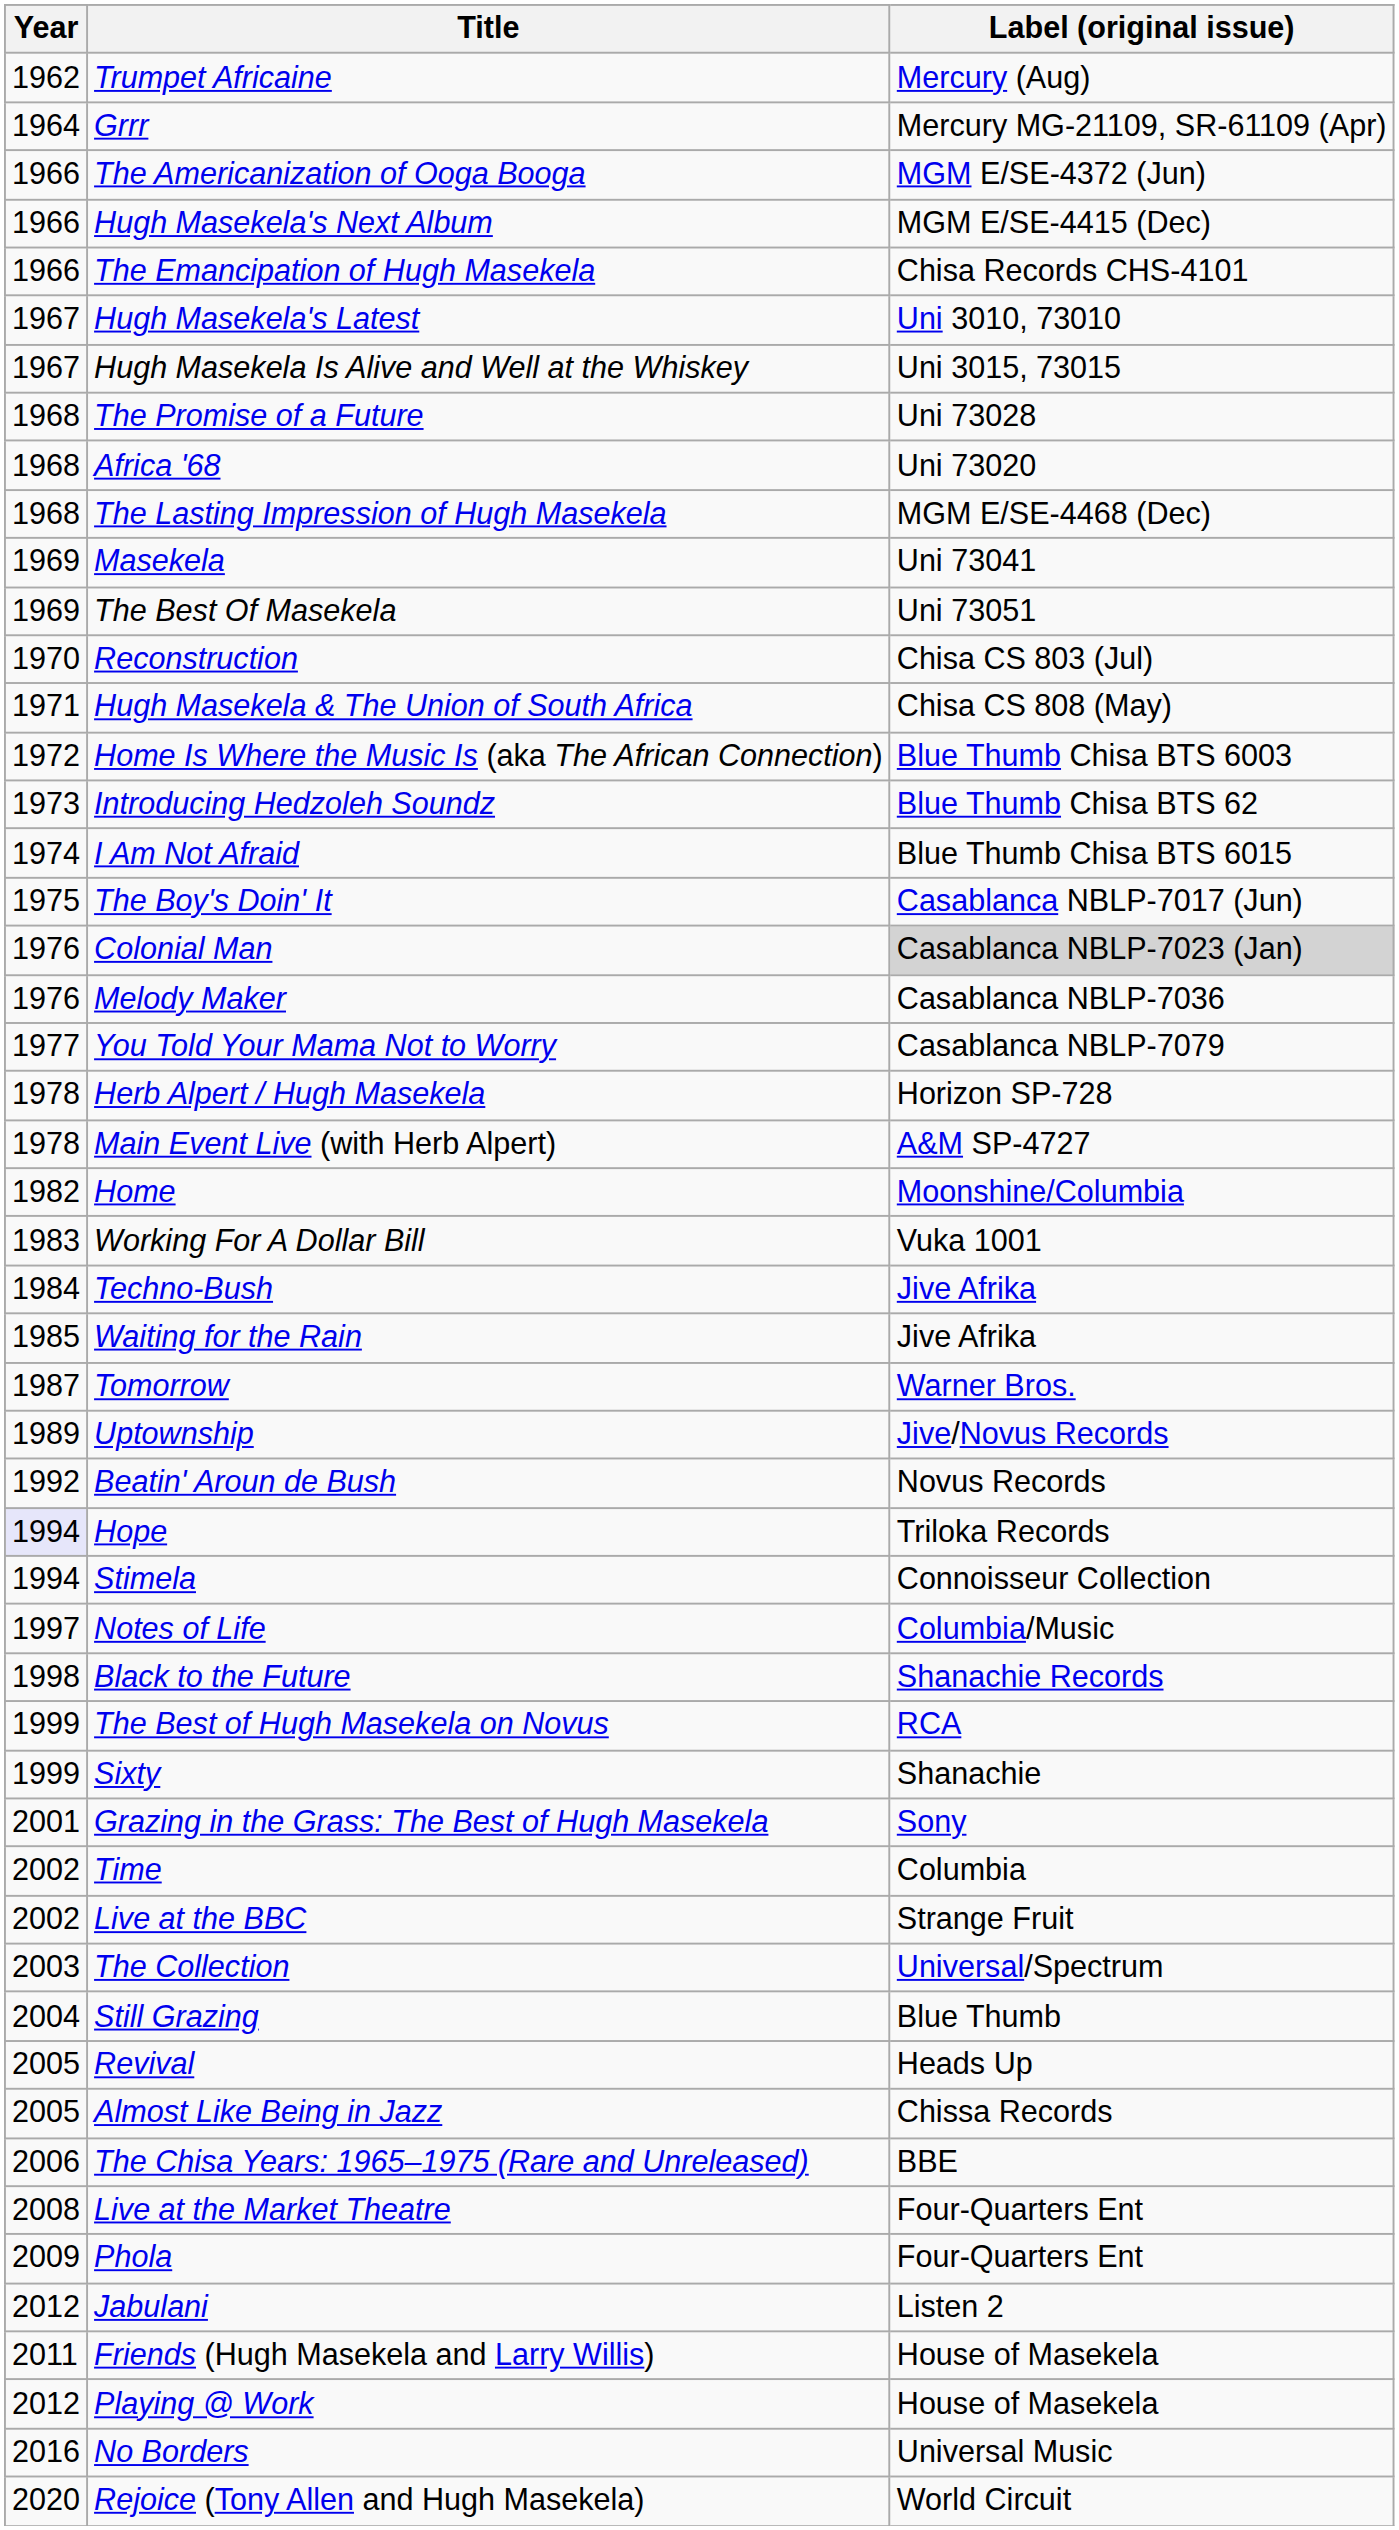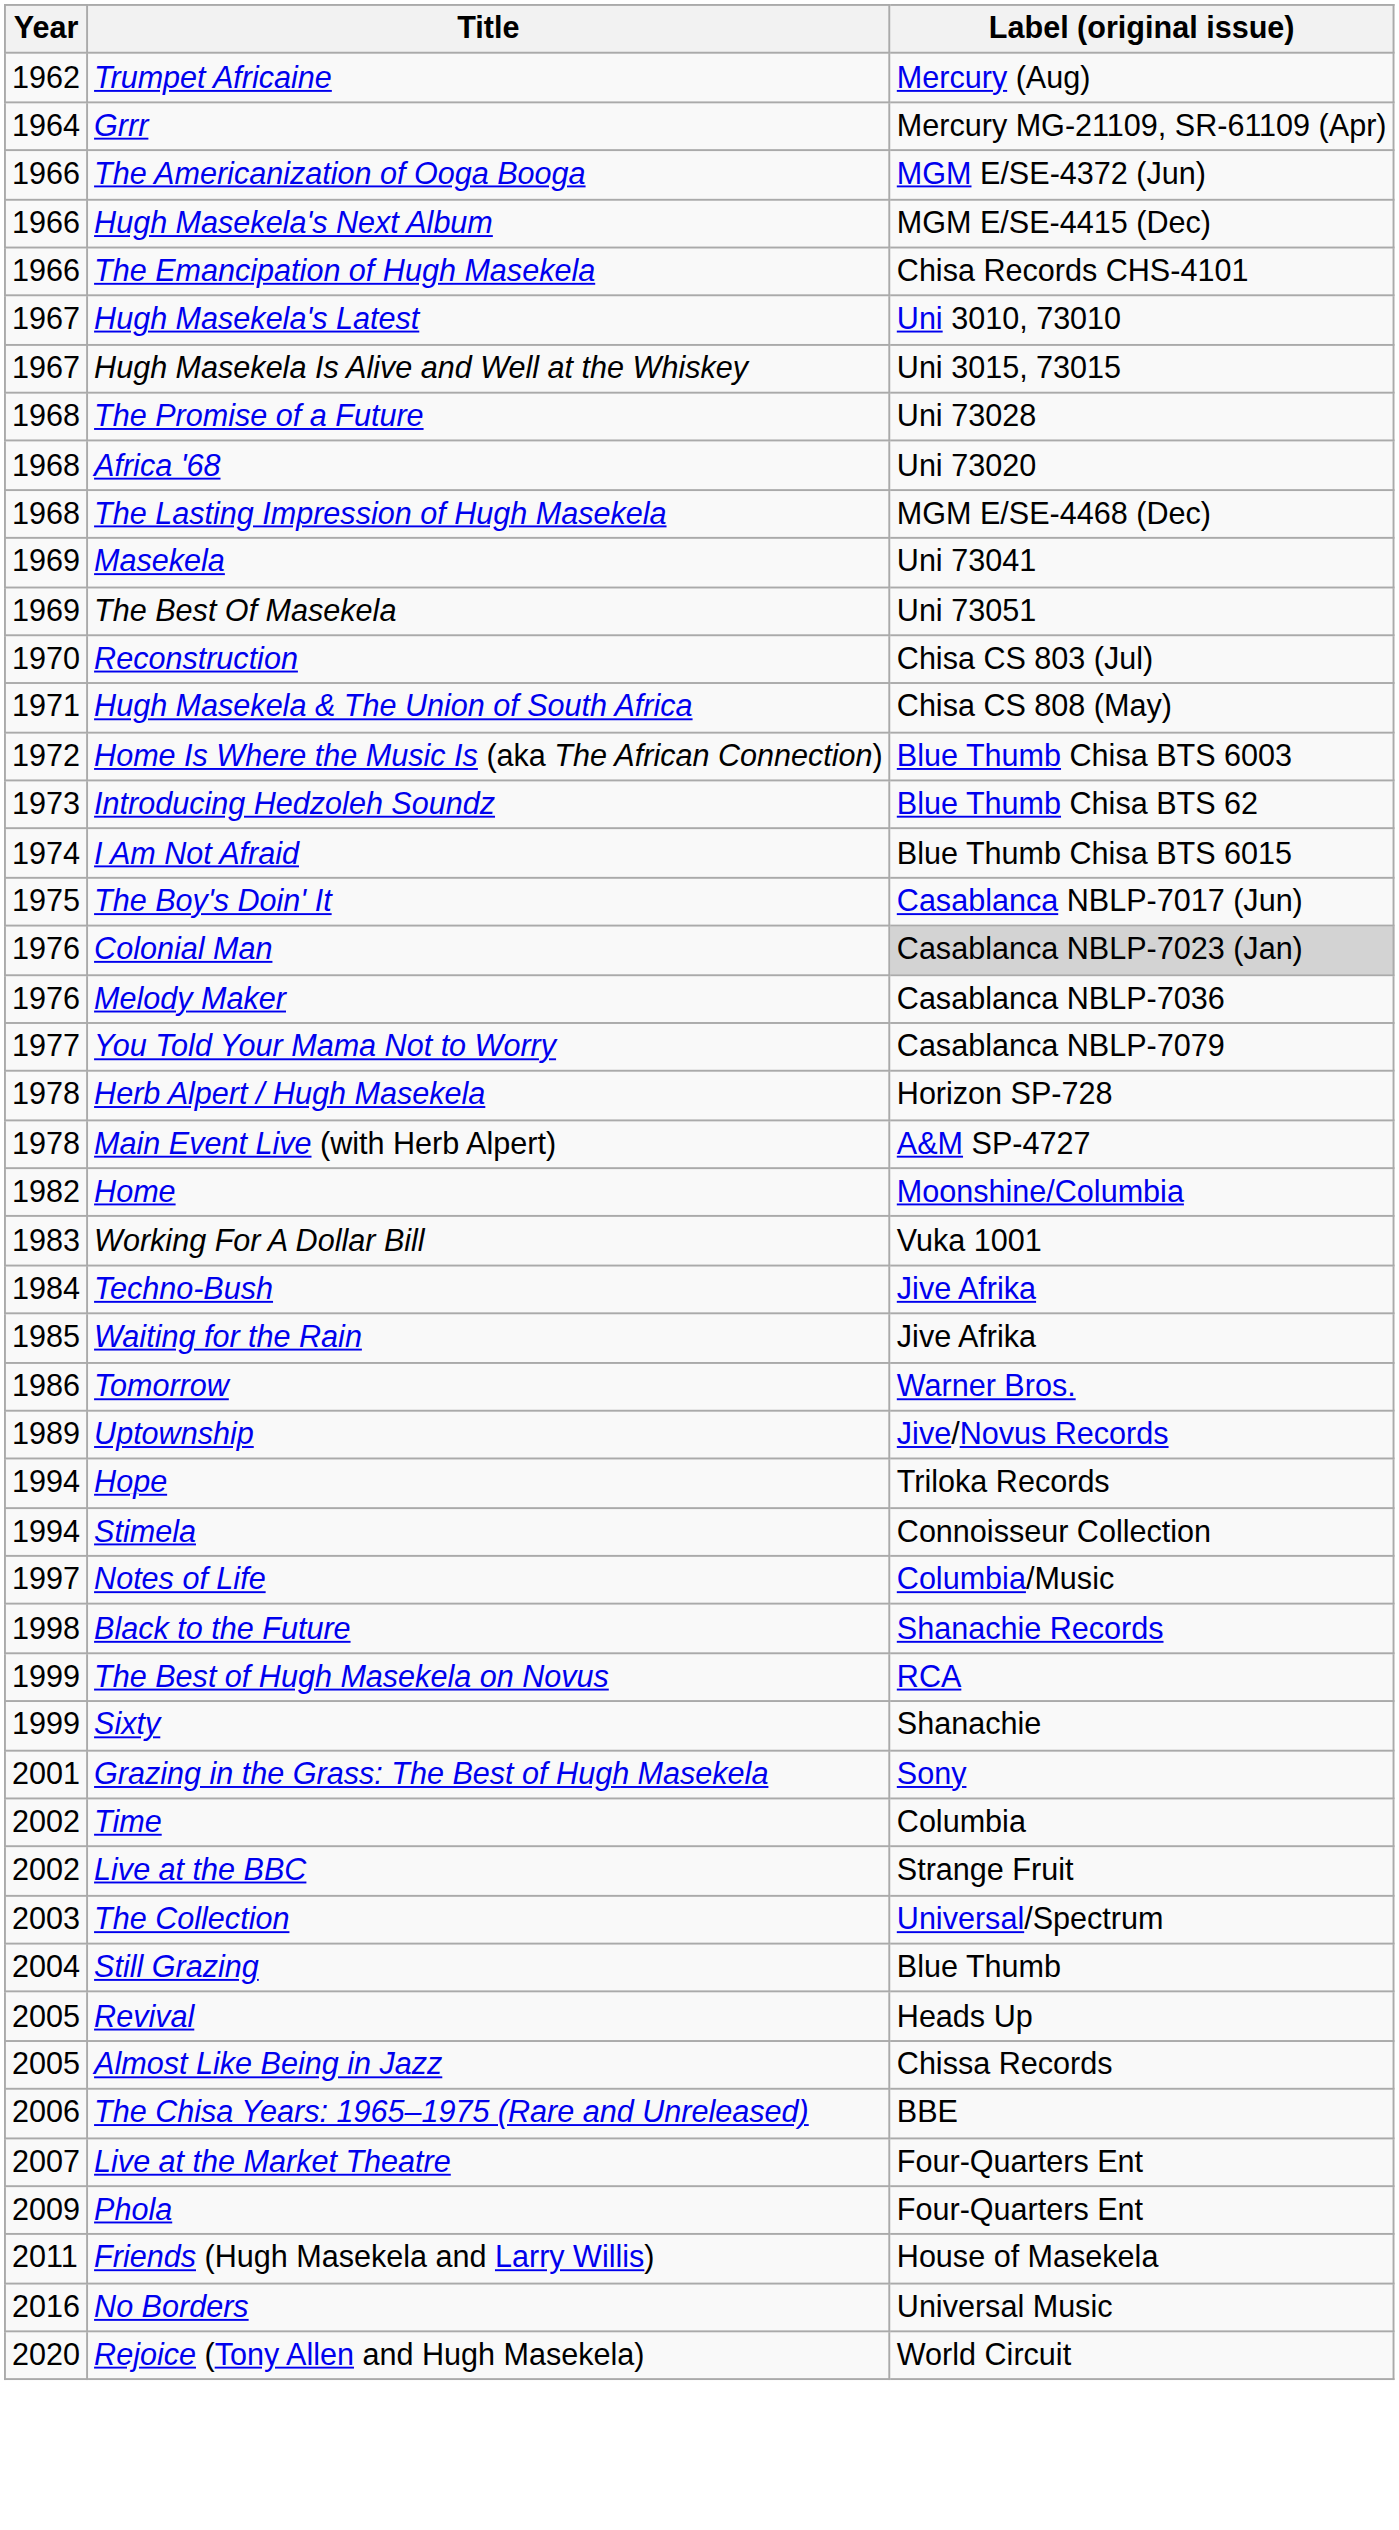(46, 1385) 1987 -> (46, 1385) 1986
- row: (245, 1482)
(46, 1531) lavender background -> (46, 1482) no background
(46, 2209) 2008 -> (46, 2161) 2007
- row: (151, 2306)
- row: (204, 2403)
